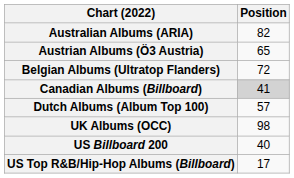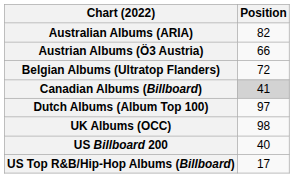(263, 51) 65 -> (263, 51) 66
(263, 107) 57 -> (263, 107) 97
